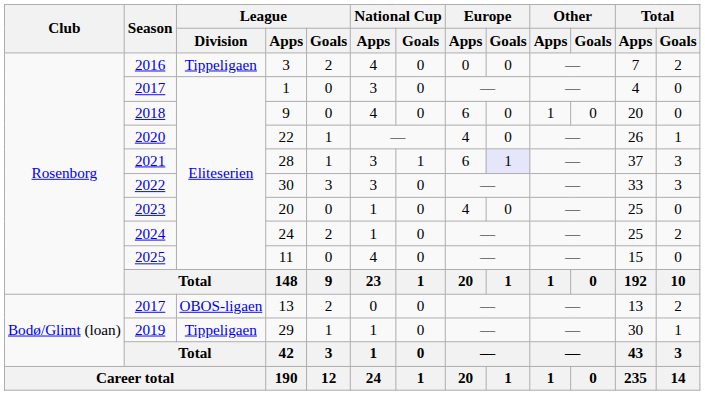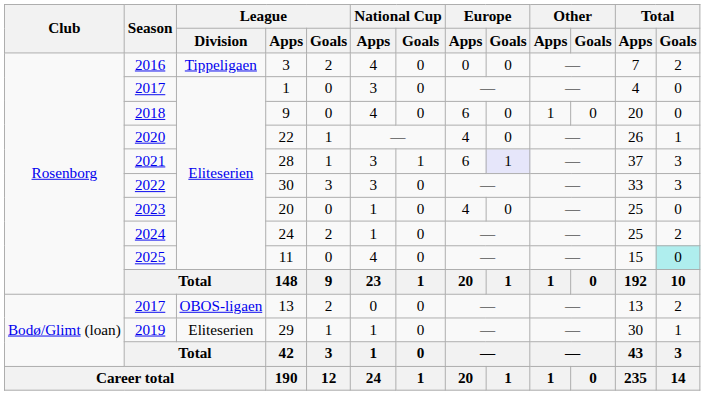(678, 257) no background -> (678, 257) paleturquoise background
(221, 329) Tippeligaen -> (221, 329) Eliteserien
